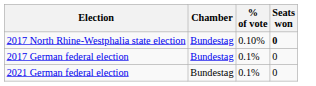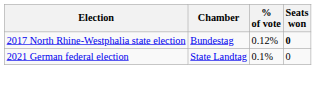(251, 40) 0.10% -> (265, 40) 0.12%
- row: (68, 56)
(212, 72) Bundestag -> (219, 56) State Landtag
